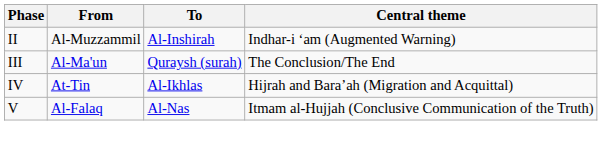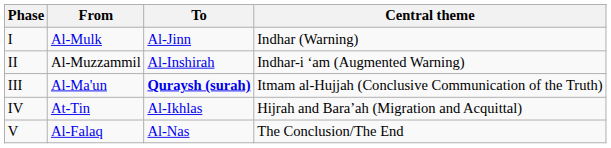+ row: (10, 39)
(195, 62) normal -> (199, 85) bold
(322, 62) The Conclusion/The End -> (430, 85) Itmam al-Hujjah (Conclusive Communication of the Truth)
(421, 108) Itmam al-Hujjah (Conclusive Communication of the Truth) -> (330, 131) The Conclusion/The End
